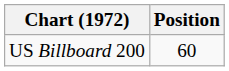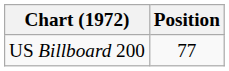(187, 50) 60 -> (187, 50) 77
